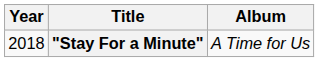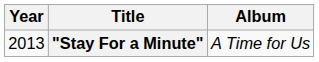(26, 43) 2018 -> (26, 43) 2013
